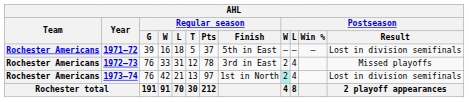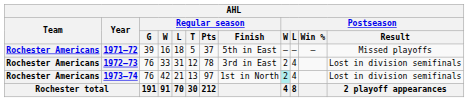(395, 51) Lost in division semifinals -> (395, 51) Missed playoffs
(395, 64) Missed playoffs -> (395, 64) Lost in division semifinals
